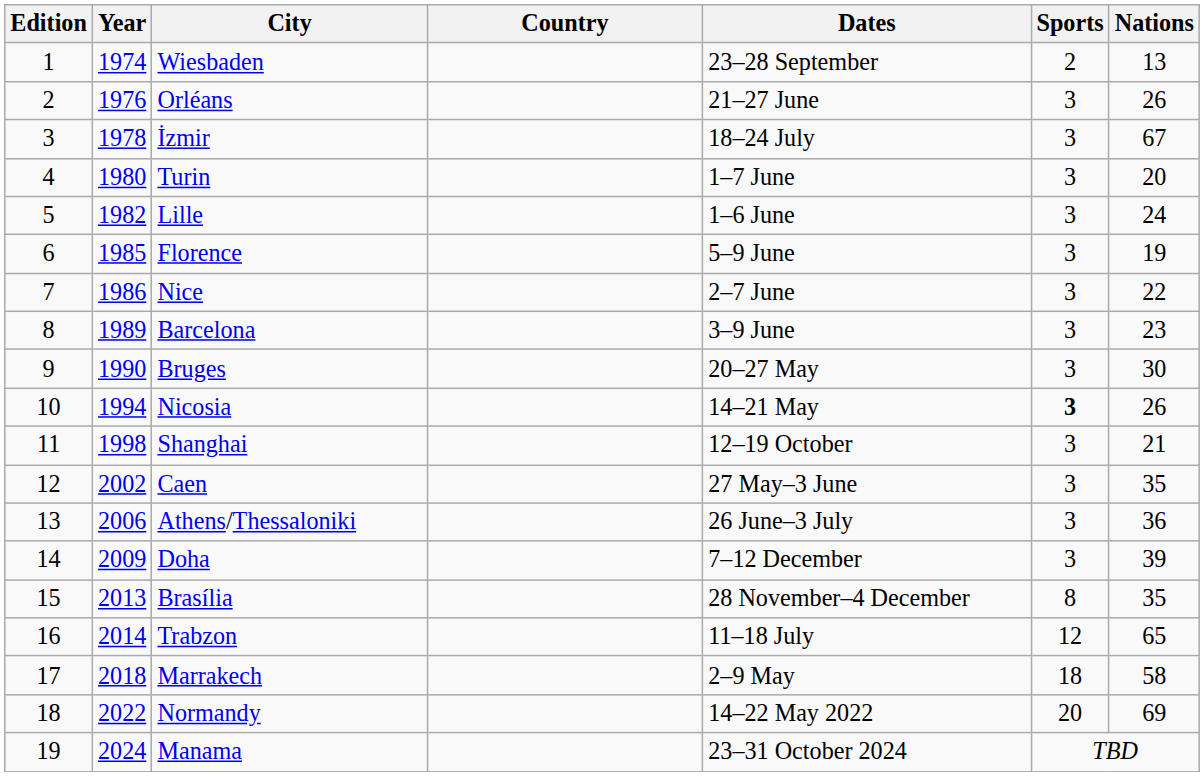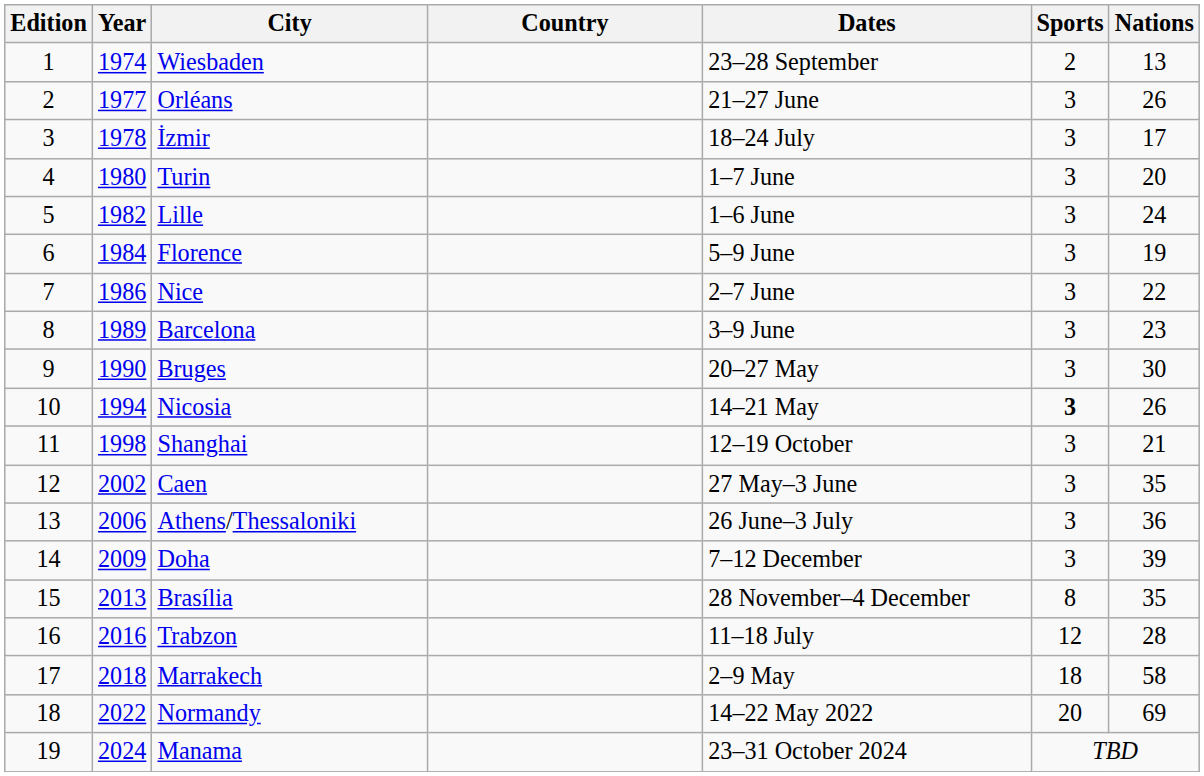(122, 100) 1976 -> (122, 100) 1977
(1154, 138) 67 -> (1154, 138) 17
(122, 253) 1985 -> (122, 253) 1984
(122, 636) 2014 -> (122, 636) 2016
(1154, 636) 65 -> (1154, 636) 28
